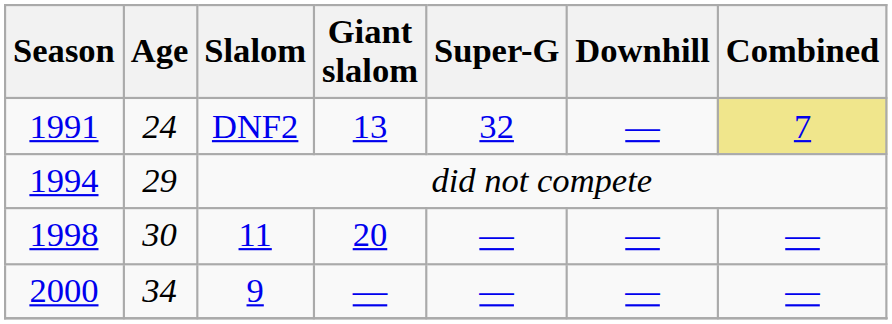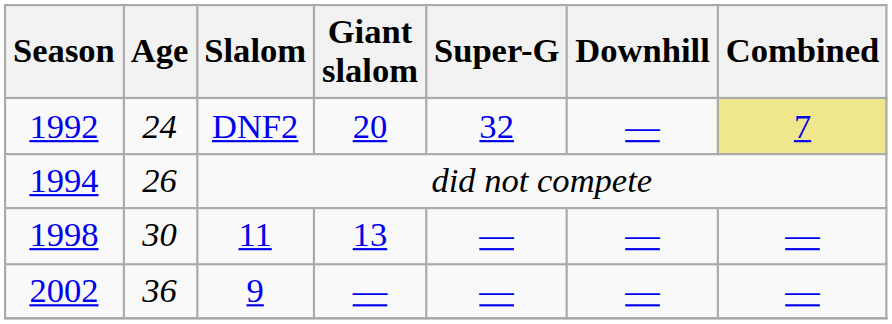(64, 125) 1991 -> (64, 125) 1992
(370, 125) 13 -> (370, 125) 20
(160, 180) 29 -> (160, 180) 26
(370, 235) 20 -> (370, 235) 13
(64, 290) 2000 -> (64, 290) 2002
(160, 290) 34 -> (160, 290) 36
